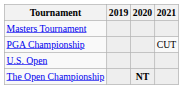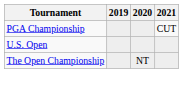- row: (47, 28)
(143, 76) bold -> (143, 60) normal
